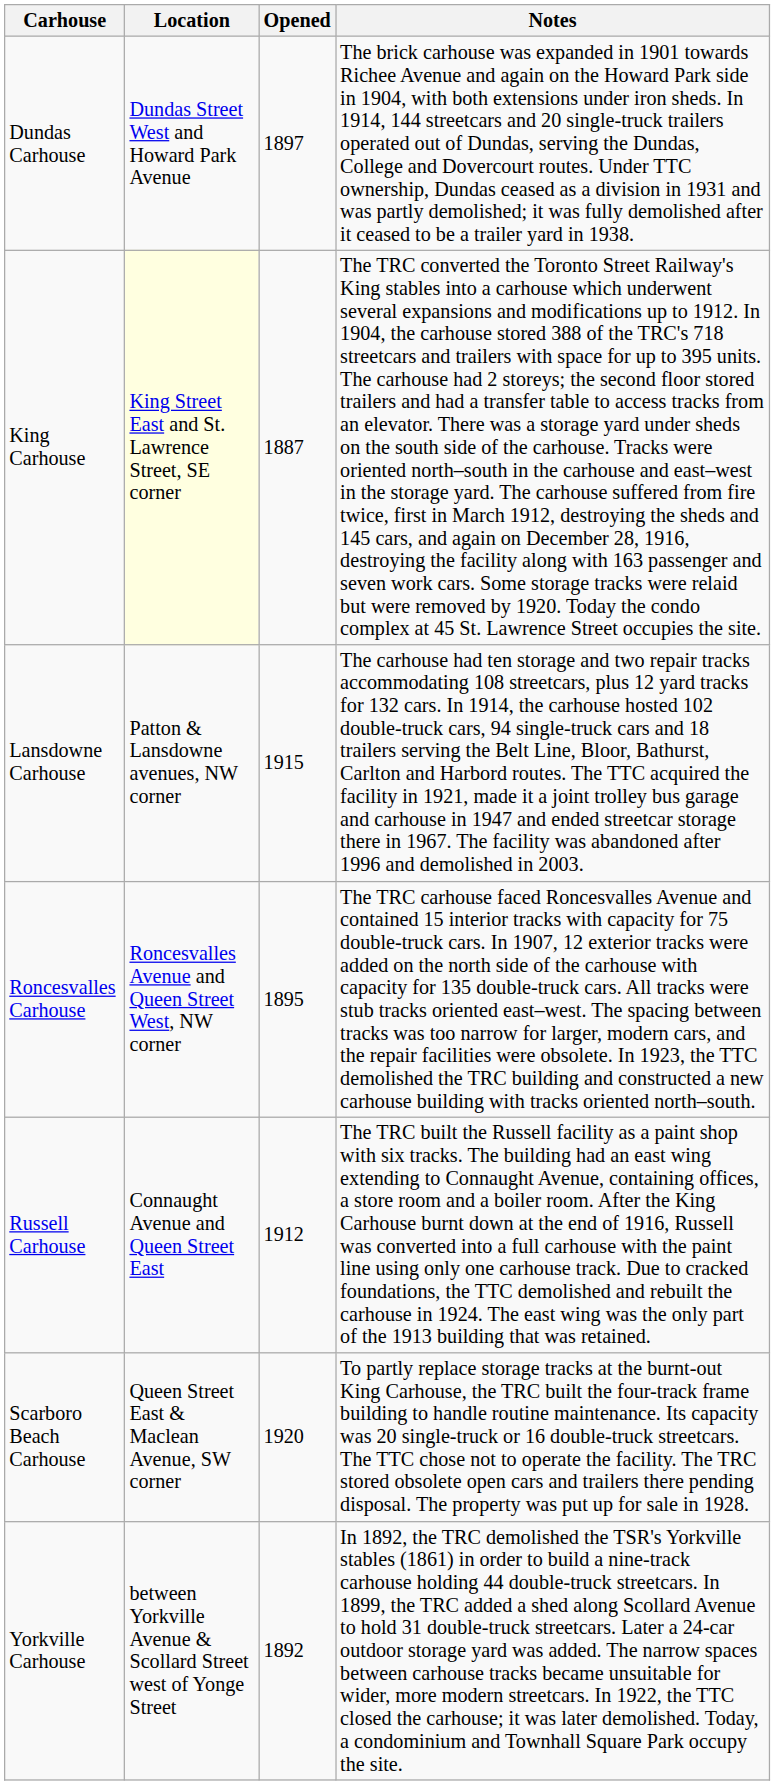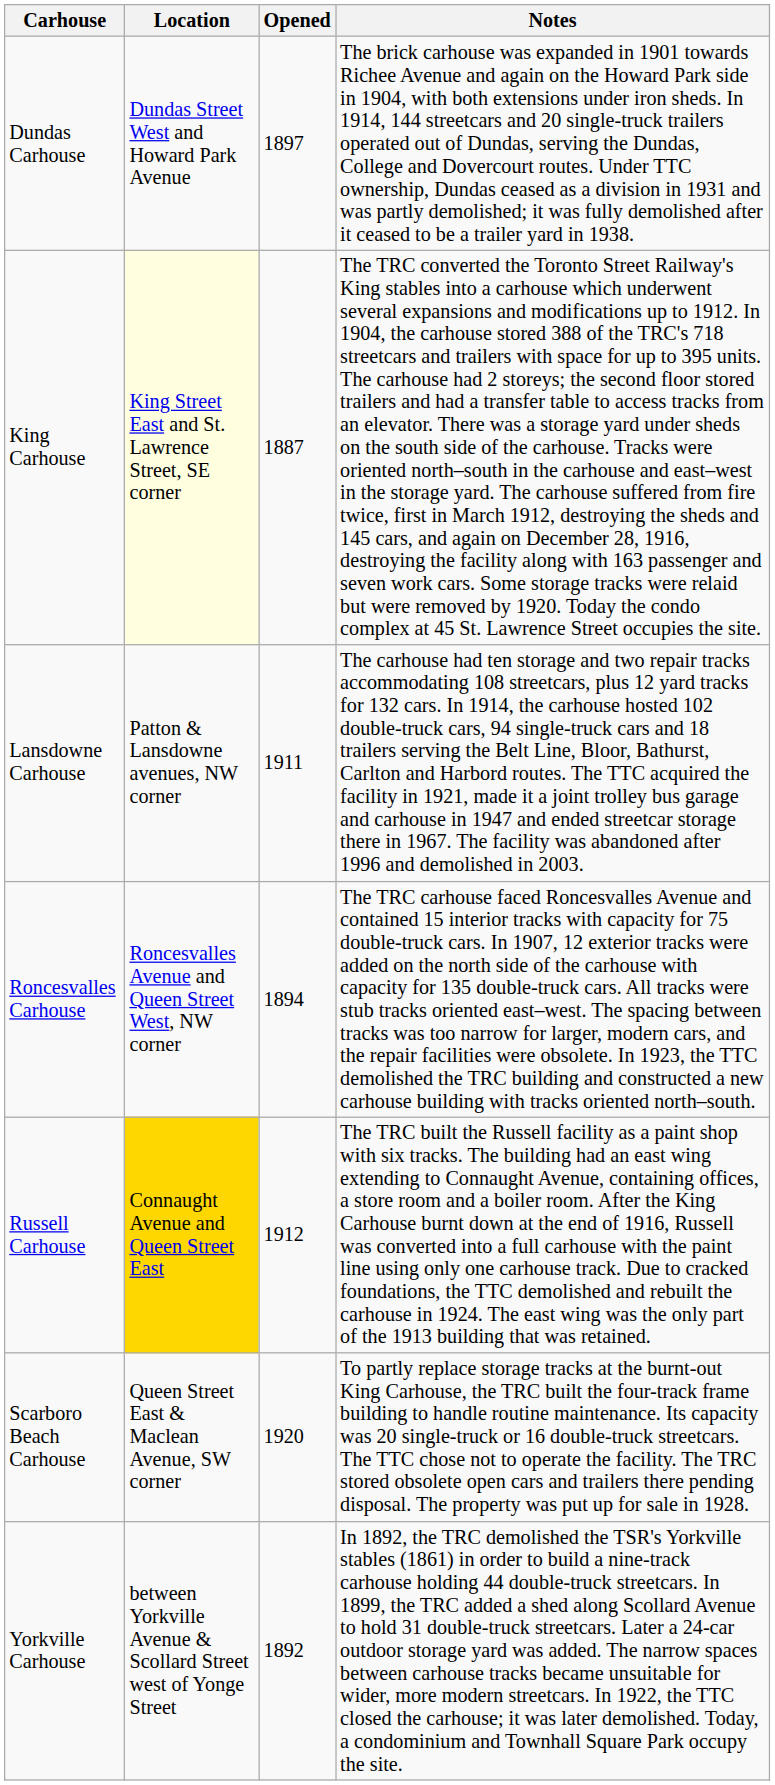(284, 762) 1915 -> (283, 762) 1911
(284, 998) 1895 -> (284, 998) 1894
(182, 1234) no background -> (182, 1234) gold background
